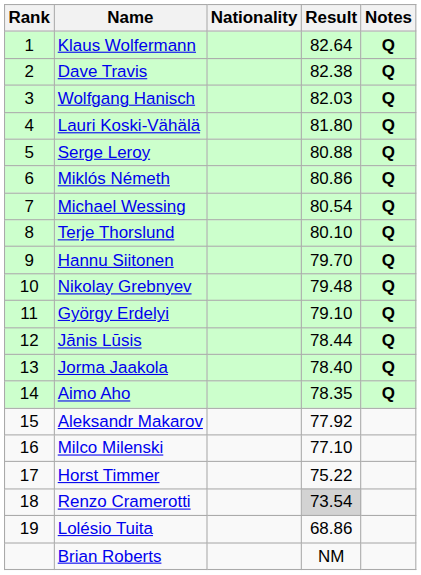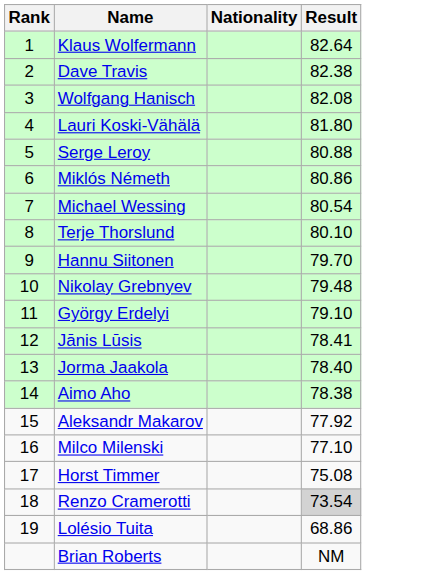- column: (388, 17)
(331, 98) 82.03 -> (331, 98) 82.08
(331, 340) 78.44 -> (331, 340) 78.41
(331, 394) 78.35 -> (331, 394) 78.38
(331, 475) 75.22 -> (331, 475) 75.08
